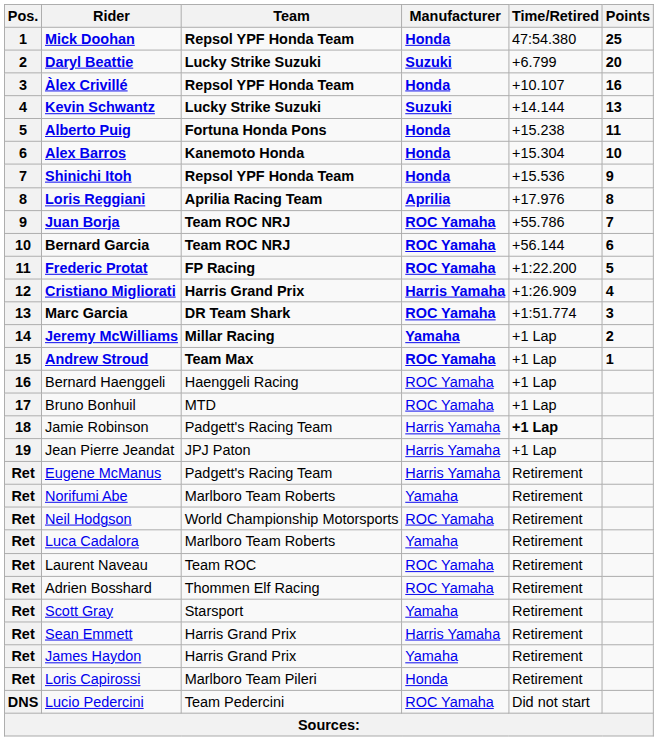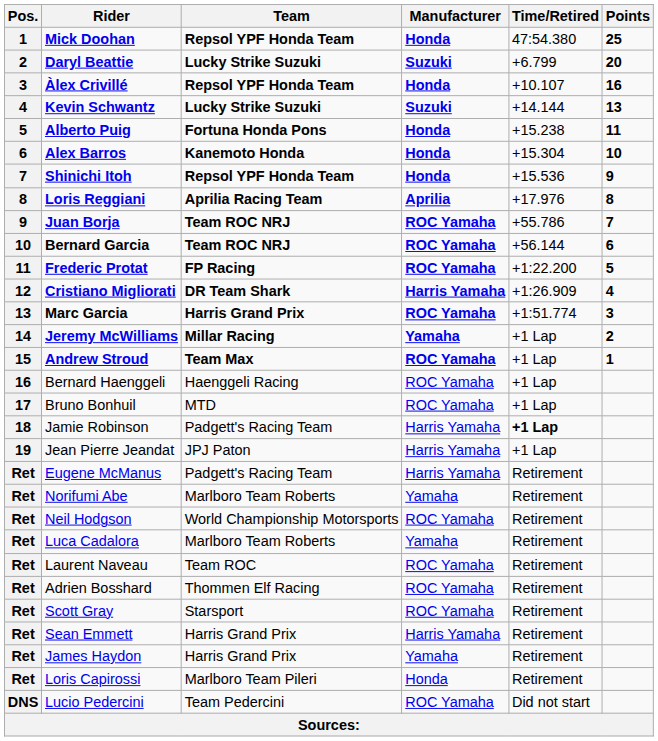(244, 290) Harris Grand Prix -> (238, 290) DR Team Shark
(238, 313) DR Team Shark -> (244, 313) Harris Grand Prix
(432, 610) Yamaha -> (450, 610) ROC Yamaha
